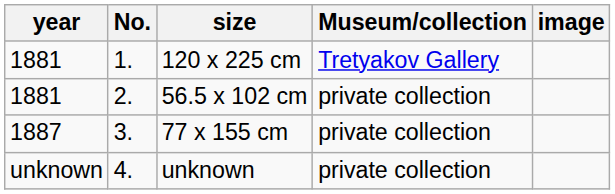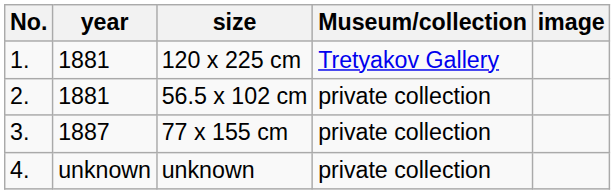columns swapped: (132, 22) <-> (57, 22)
